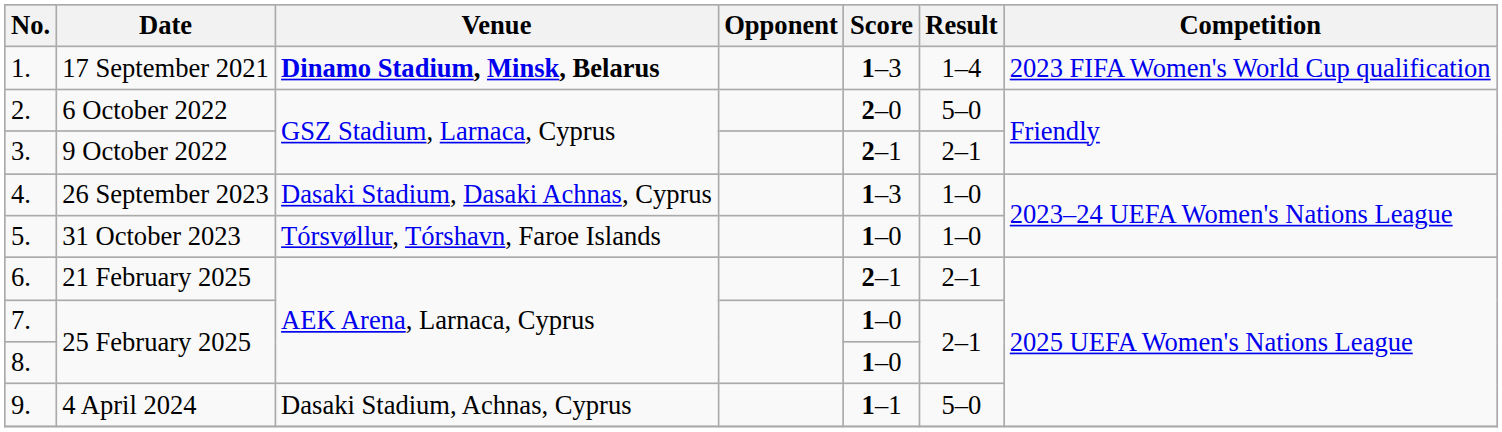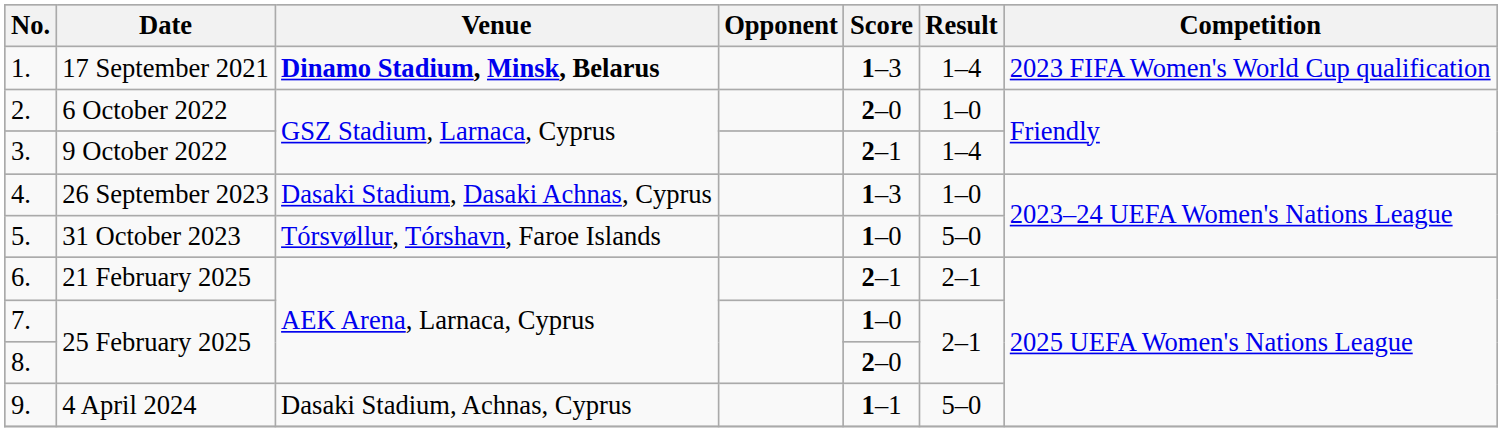(961, 109) 5–0 -> (961, 109) 1–0
(961, 151) 2–1 -> (961, 151) 1–4
(961, 236) 1–0 -> (961, 236) 5–0
(882, 362) 1–0 -> (882, 362) 2–0
